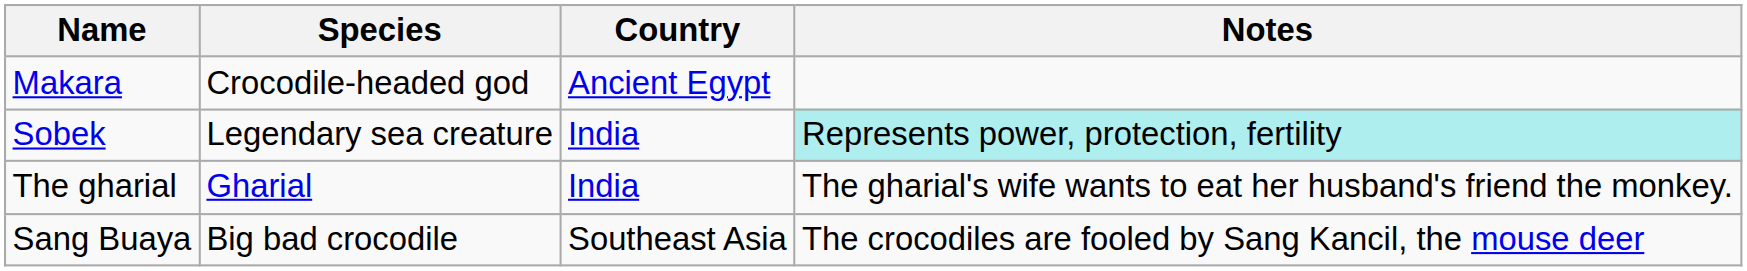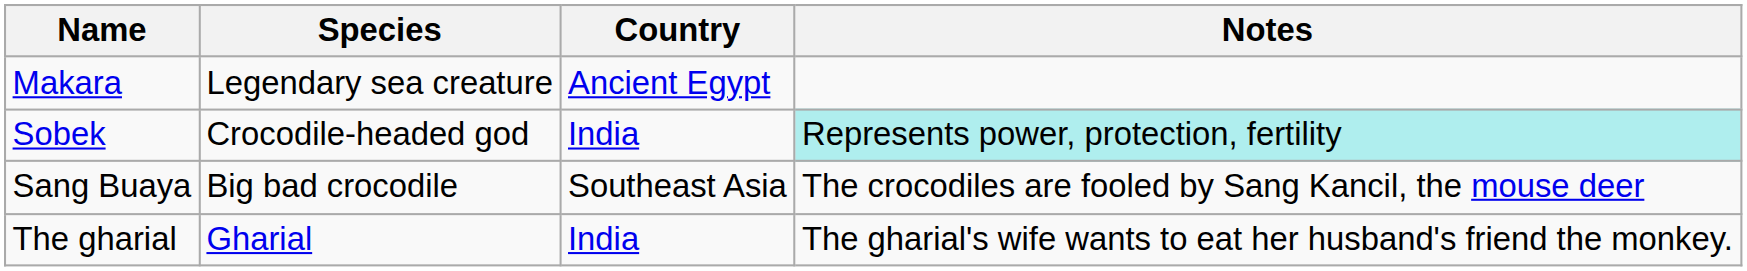(368, 82) Crocodile-headed god -> (380, 82) Legendary sea creature
(380, 134) Legendary sea creature -> (368, 134) Crocodile-headed god
rows swapped: (95, 186) <-> (102, 238)
